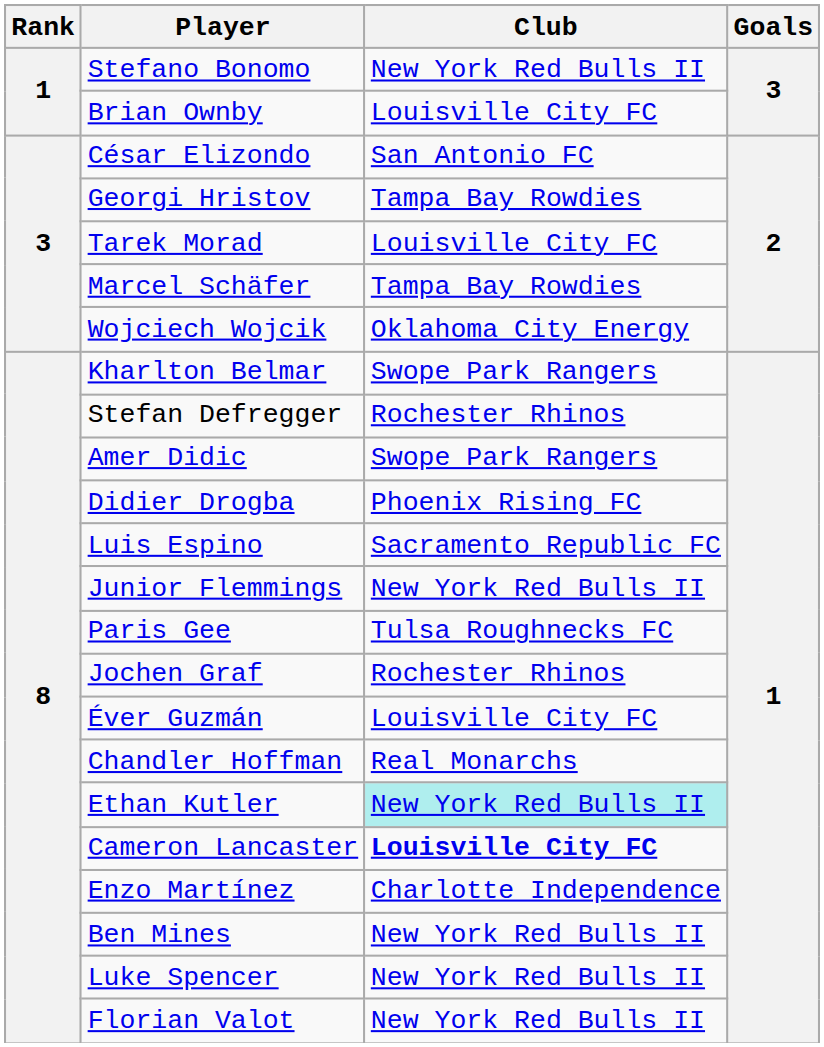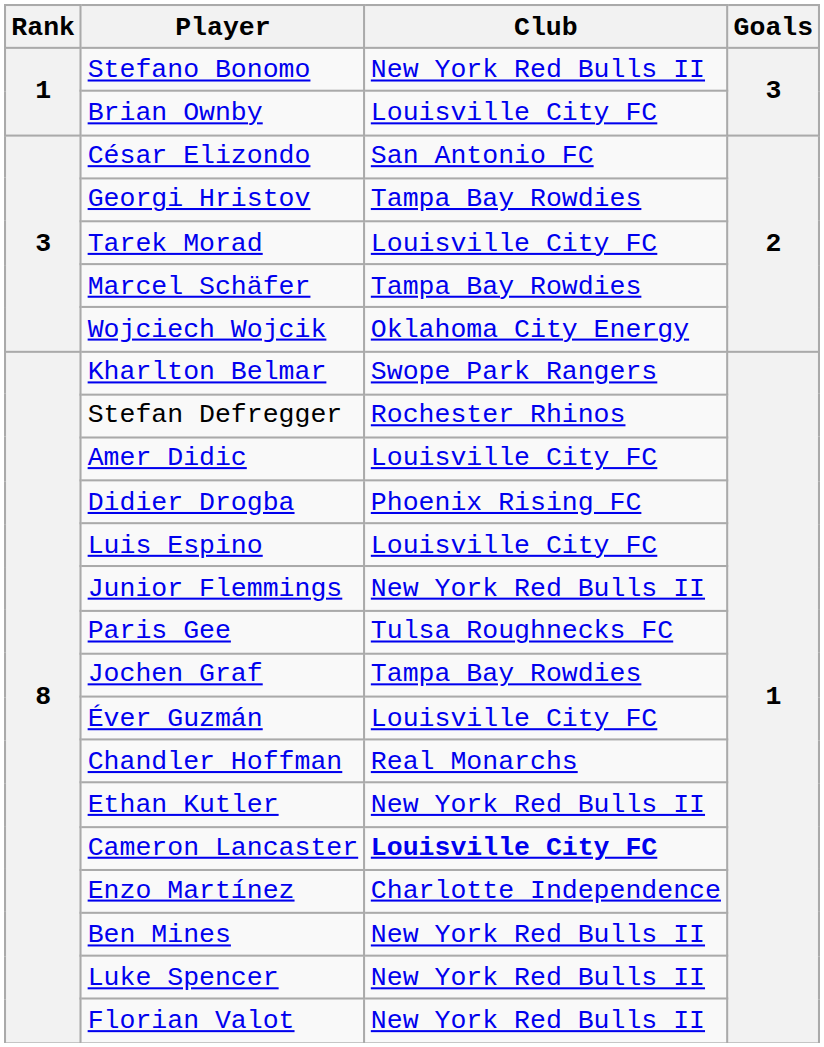(514, 459) Swope Park Rangers -> (514, 459) Louisville City FC
(546, 545) Sacramento Republic FC -> (514, 545) Louisville City FC
(498, 675) Rochester Rhinos -> (506, 675) Tampa Bay Rowdies
(538, 805) paleturquoise background -> (538, 805) no background
